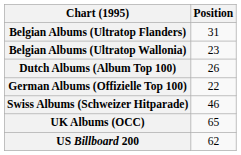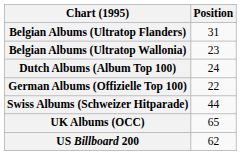(213, 68) 26 -> (213, 68) 24
(213, 104) 46 -> (213, 104) 44
